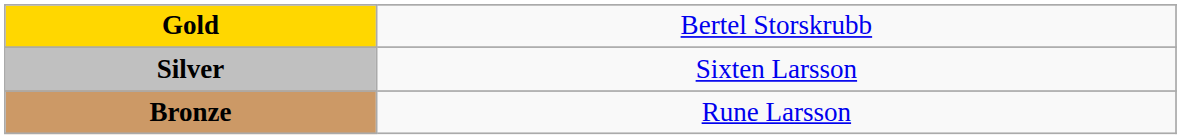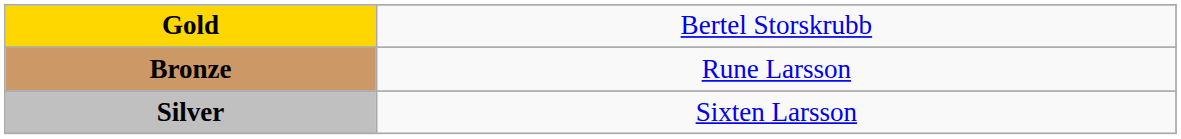rows swapped: (190, 68) <-> (190, 111)
